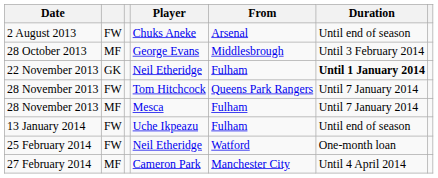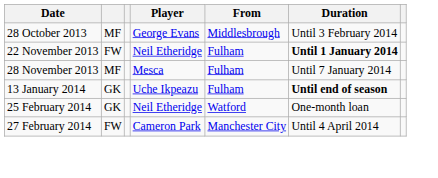- row: (42, 32)
(113, 70) GK -> (113, 51) FW
- row: (53, 88)
(113, 126) FW -> (113, 88) GK
(365, 126) normal -> (339, 88) bold
(113, 145) FW -> (113, 107) GK
(113, 164) MF -> (113, 126) FW
